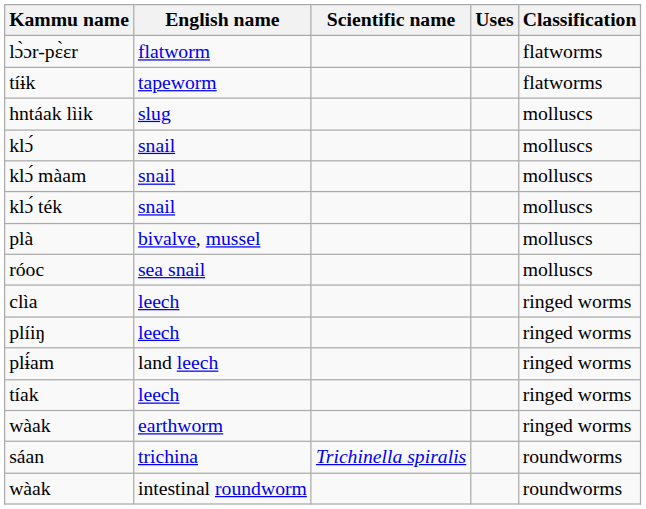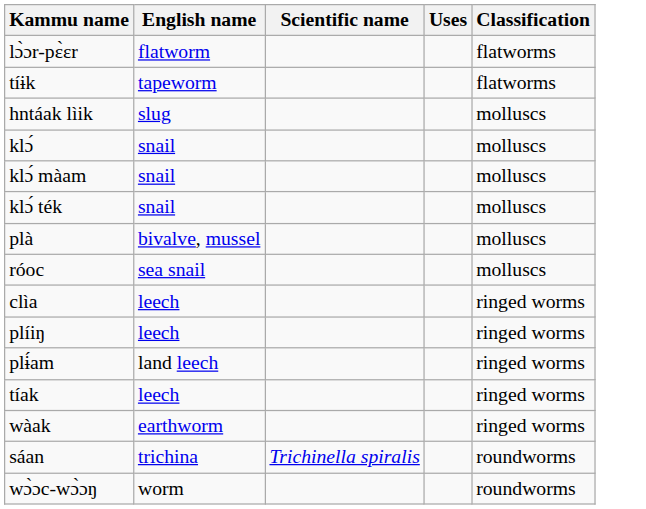- row: (30, 488)
+ row: (53, 488)
